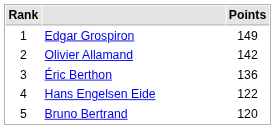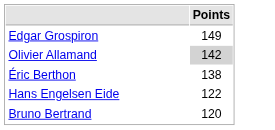- column: (23, 15)
(248, 55) no background -> (211, 55) lightgrey background
(248, 75) 136 -> (211, 75) 138
